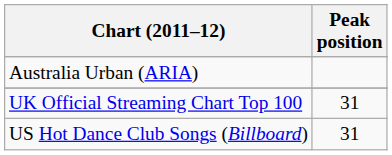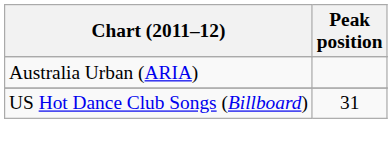- row: (156, 103)
